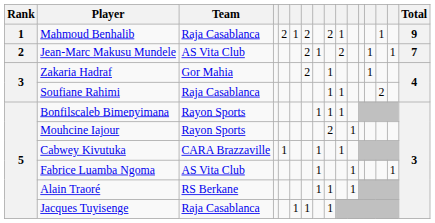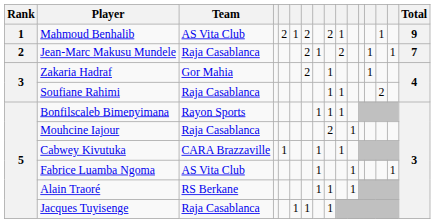(221, 34) Raja Casablanca -> (213, 34) AS Vita Club
(213, 53) AS Vita Club -> (221, 53) Raja Casablanca
(213, 131) Rayon Sports -> (221, 131) Raja Casablanca
